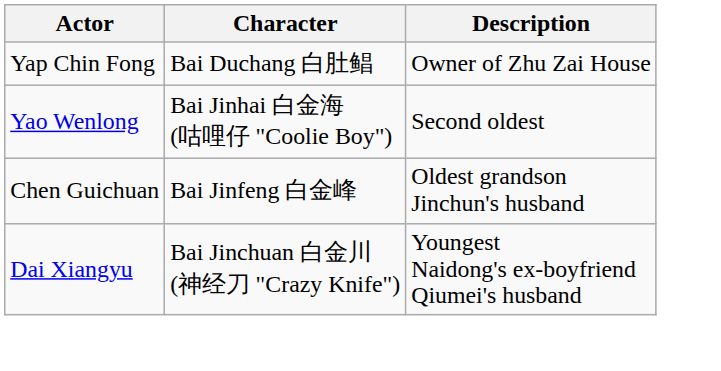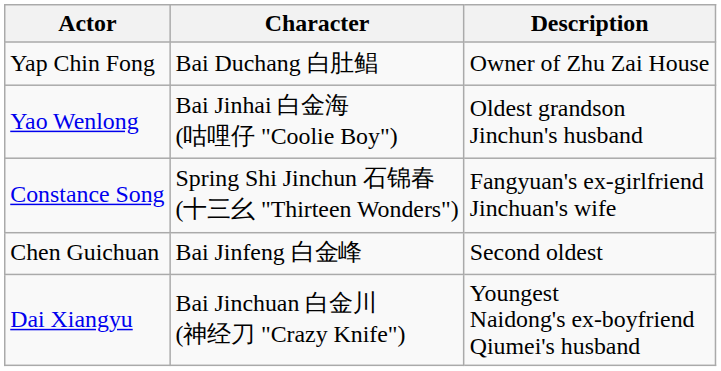(478, 121) Second oldest -> (556, 121) Oldest grandson Jinchun's husband
+ row: (87, 194)
(498, 190) Oldest grandson Jinchun's husband -> (536, 252) Second oldest
